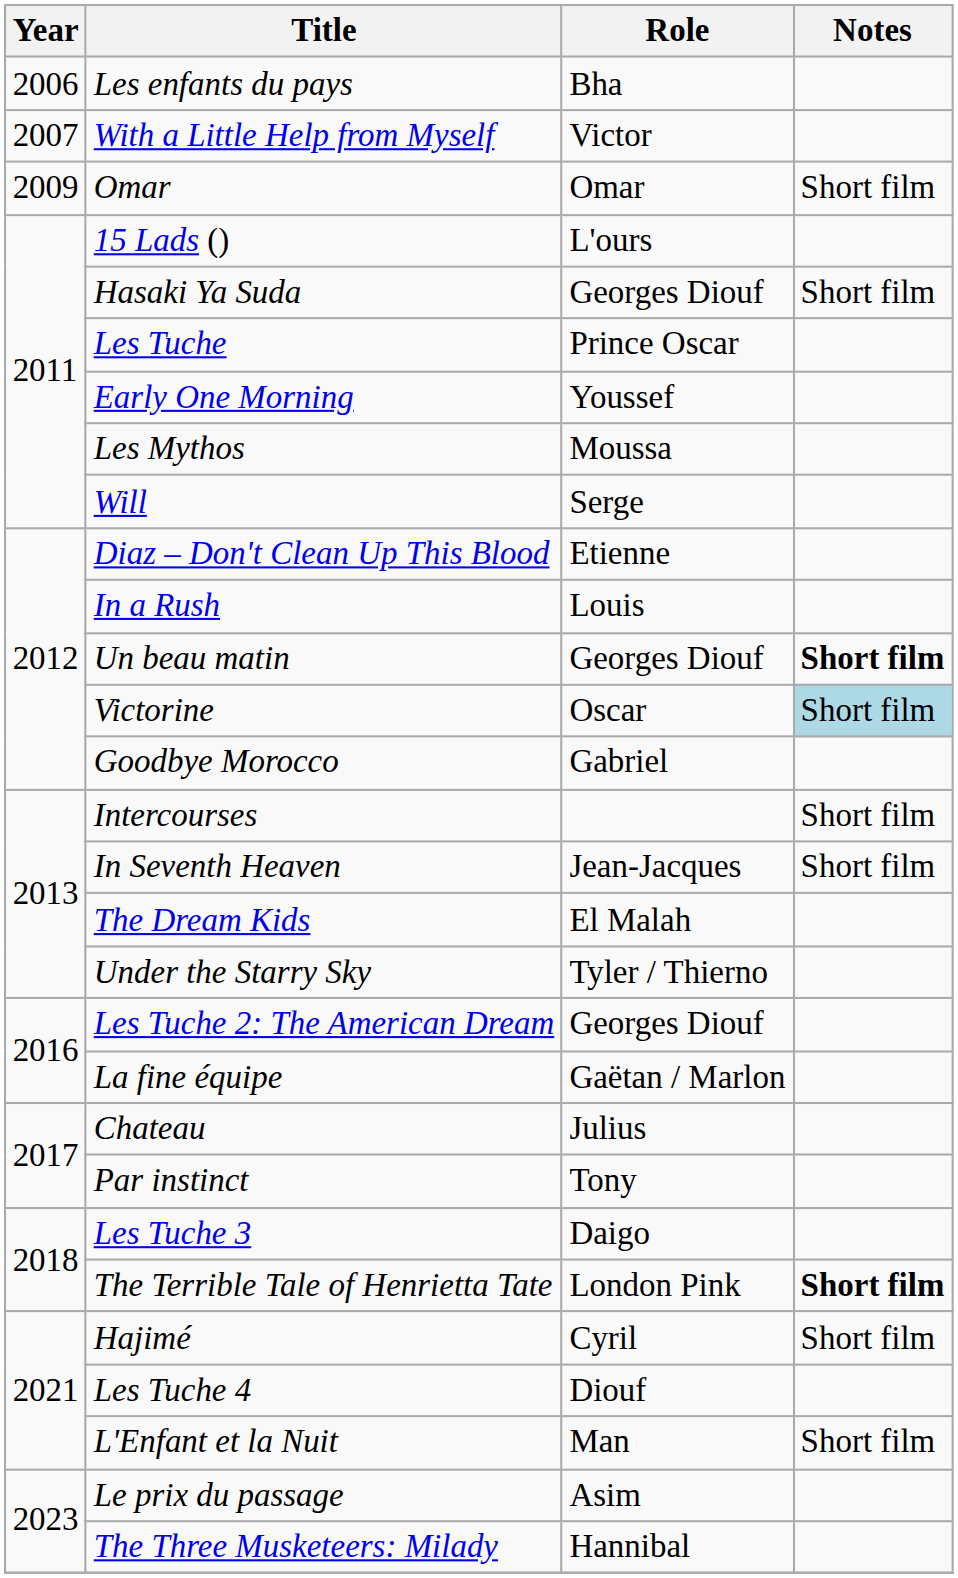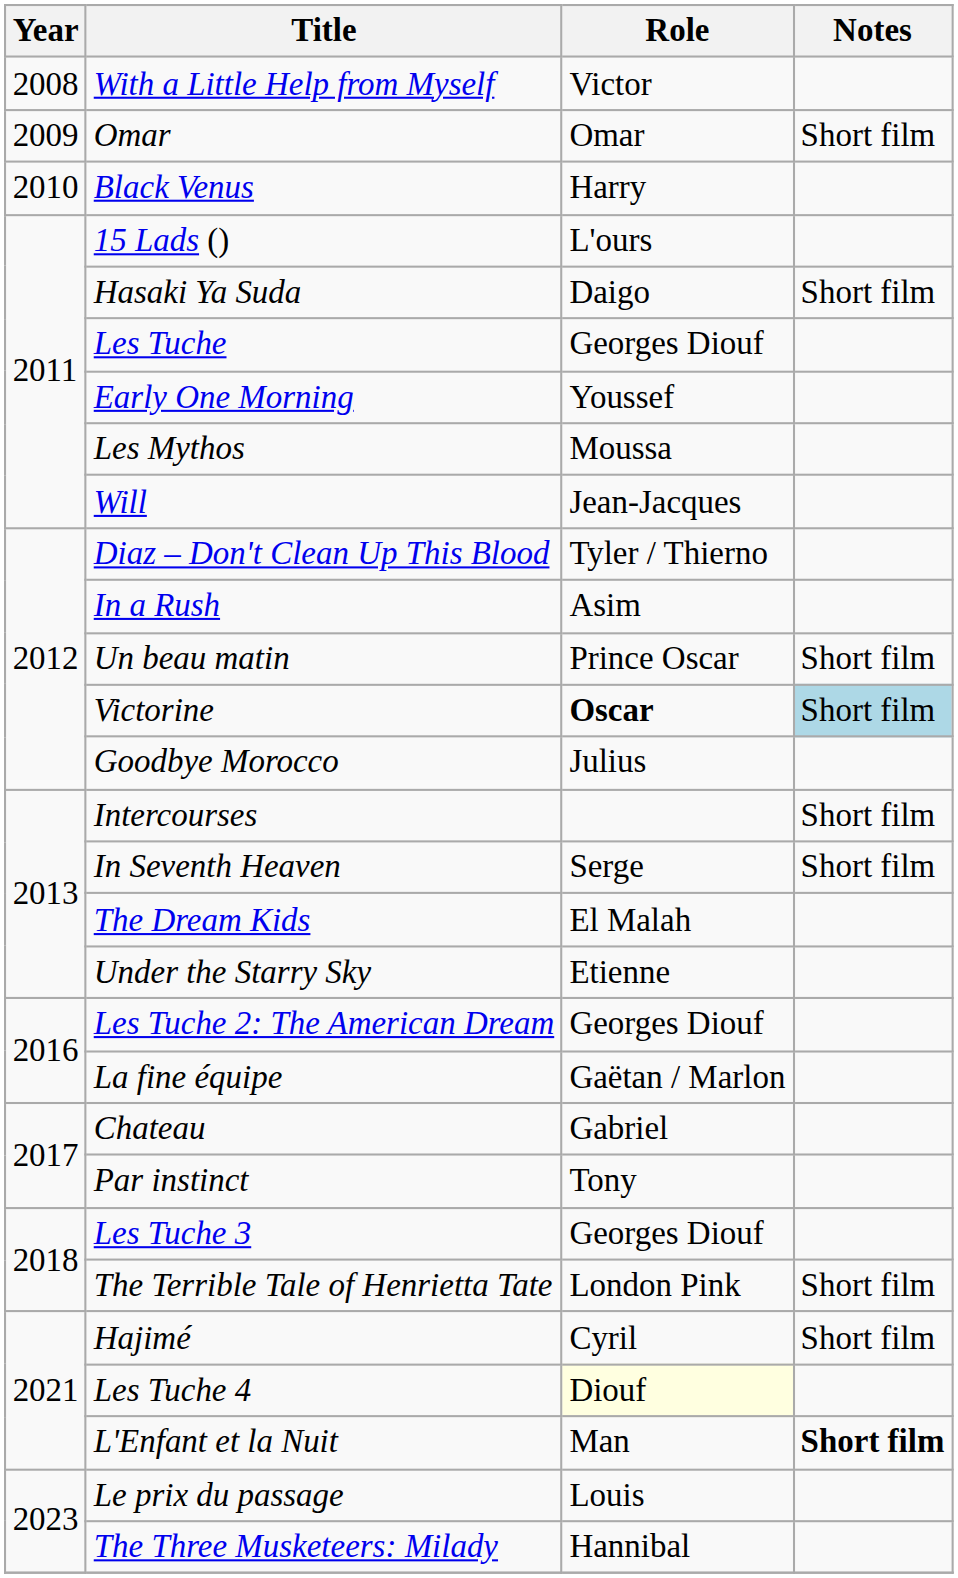- row: (223, 82)
(46, 135) 2007 -> (46, 82) 2008
+ row: (174, 187)
(667, 291) Georges Diouf -> (610, 291) Daigo
(654, 344) Prince Oscar -> (667, 344) Georges Diouf
(607, 501) Serge -> (655, 501) Jean-Jacques
(620, 553) Etienne -> (669, 553) Tyler / Thierno
(607, 605) Louis -> (605, 605) Asim
(667, 657) Georges Diouf -> (654, 657) Prince Oscar
(872, 657) bold -> (868, 657) normal
(608, 710) normal -> (612, 710) bold
(619, 762) Gabriel -> (608, 762) Julius
(655, 866) Jean-Jacques -> (607, 866) Serge
(669, 971) Tyler / Thierno -> (620, 971) Etienne
(608, 1128) Julius -> (619, 1128) Gabriel
(610, 1232) Daigo -> (667, 1232) Georges Diouf
(872, 1285) bold -> (868, 1285) normal
(608, 1389) no background -> (608, 1389) lightyellow background
(868, 1441) normal -> (872, 1441) bold
(605, 1494) Asim -> (607, 1494) Louis
